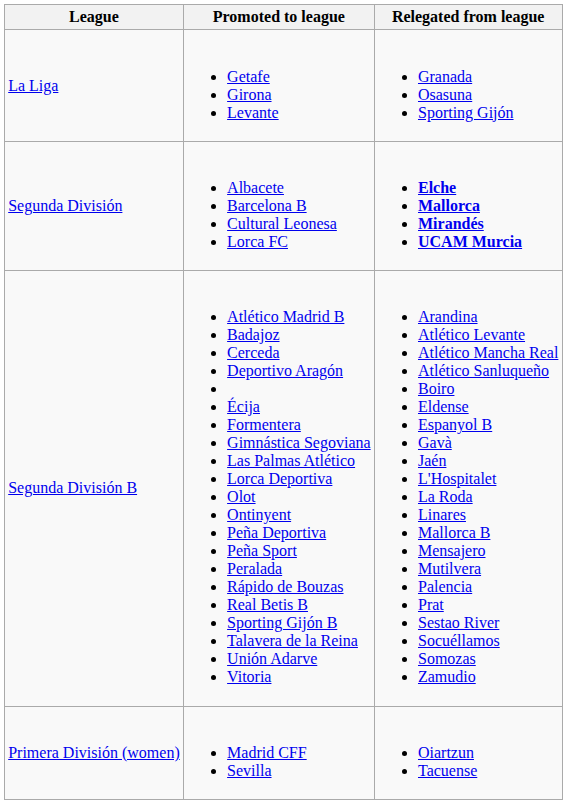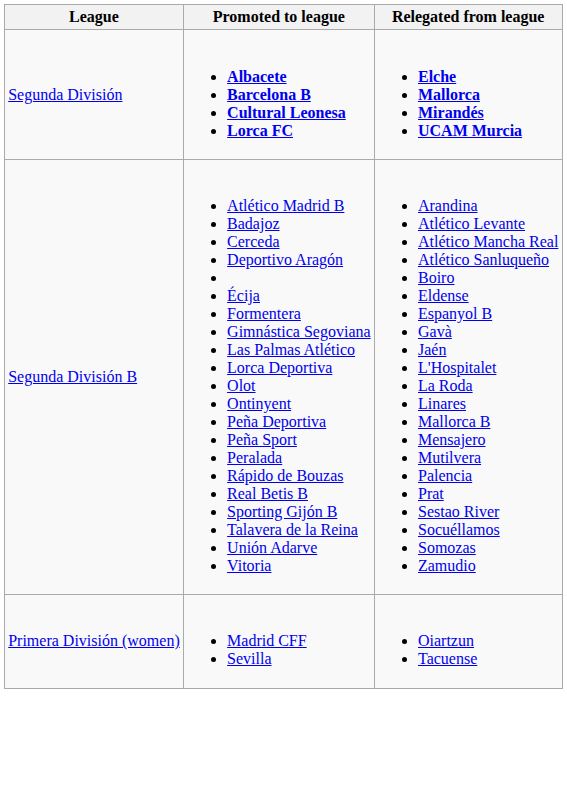- row: (33, 85)
(279, 215) normal -> (279, 104) bold
